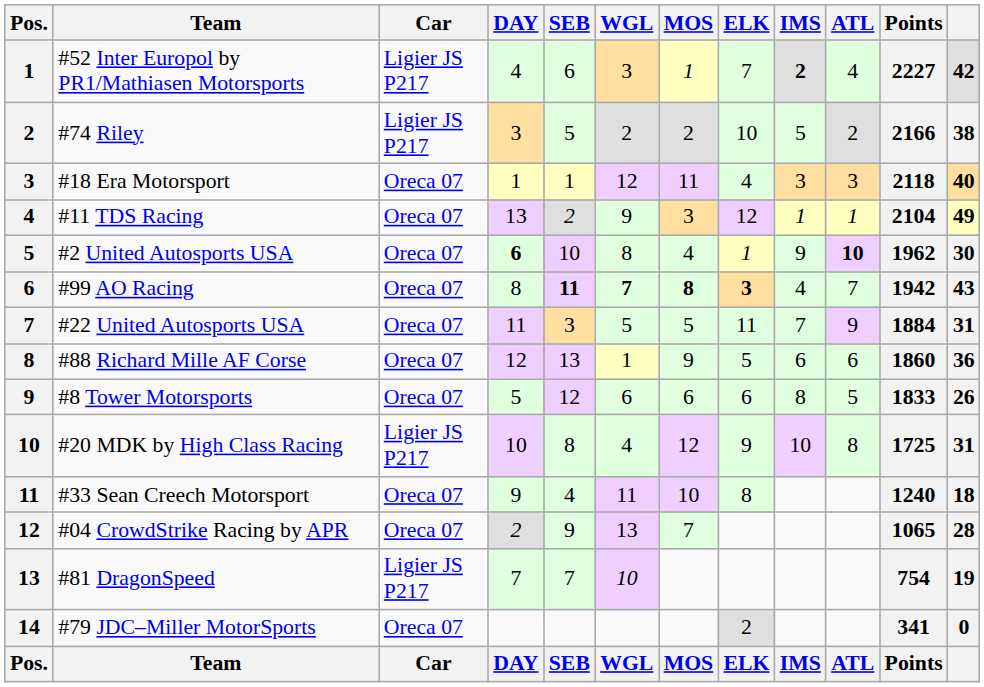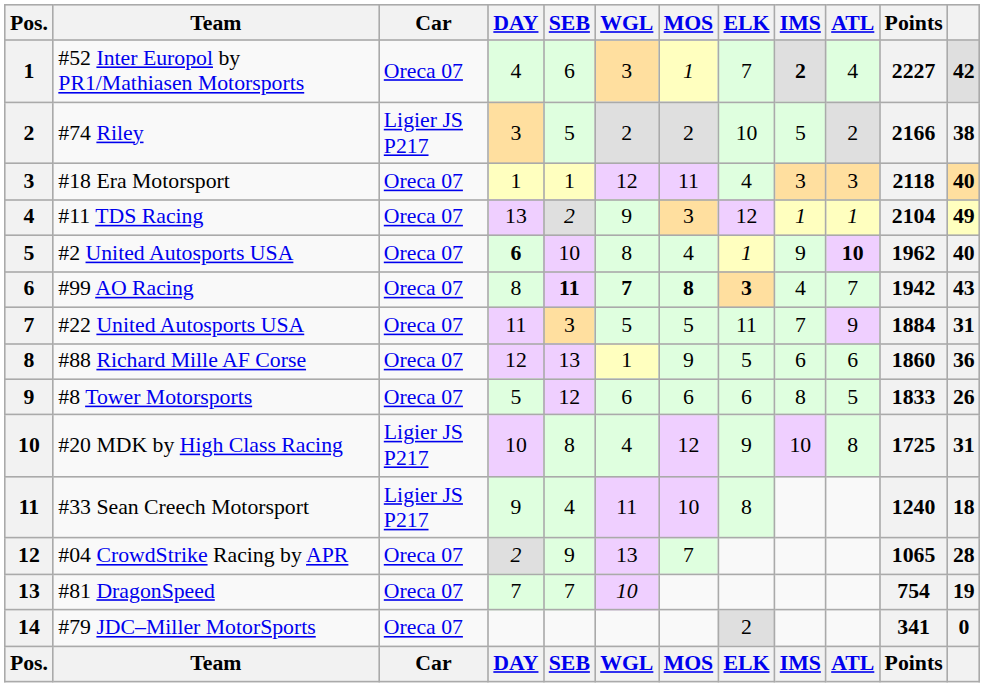(423, 70) Ligier JS P217 -> (423, 70) Oreca 07
(964, 252) 30 -> (964, 252) 40
(423, 493) Oreca 07 -> (423, 506) Ligier JS P217
(423, 578) Ligier JS P217 -> (423, 591) Oreca 07
